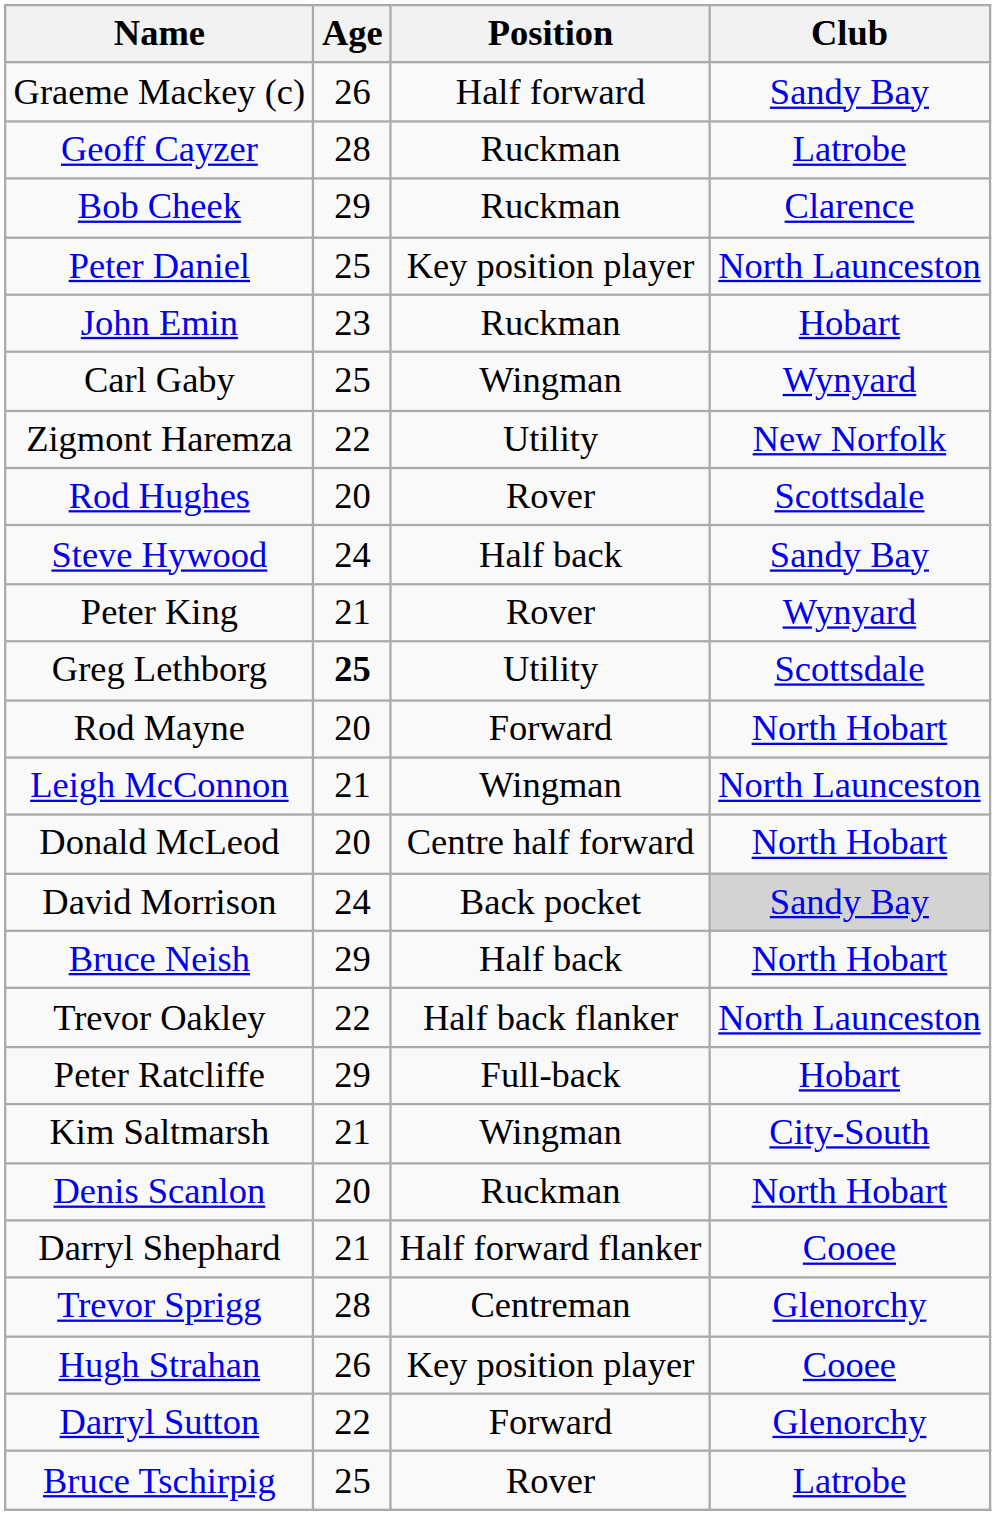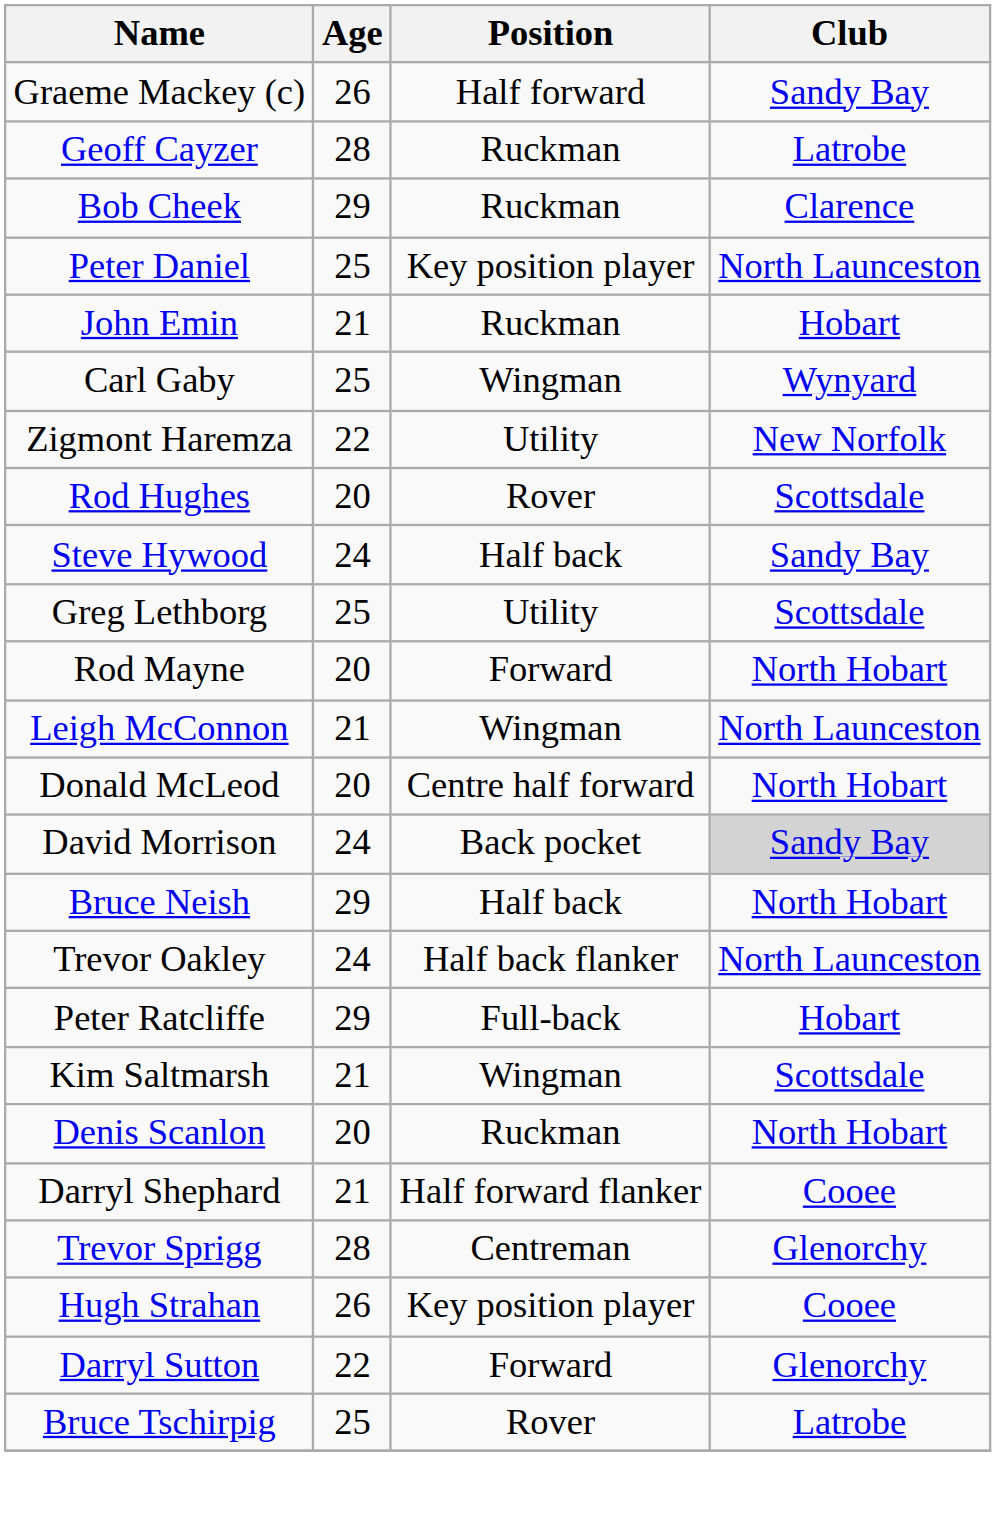(352, 322) 23 -> (352, 322) 21
- row: (159, 611)
(352, 669) bold -> (352, 611) normal
(352, 1016) 22 -> (352, 959) 24
(849, 1132) City-South -> (849, 1074) Scottsdale
